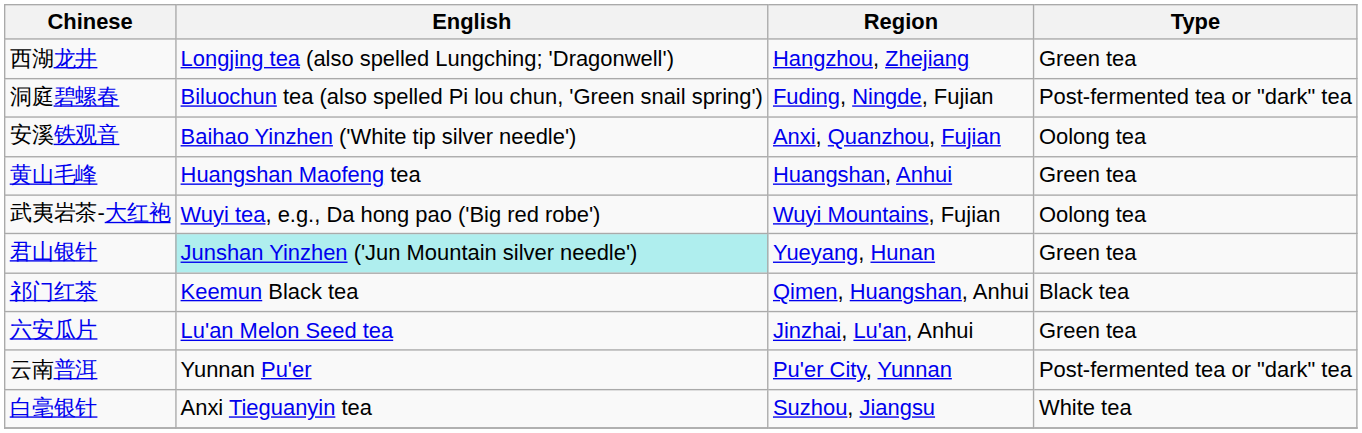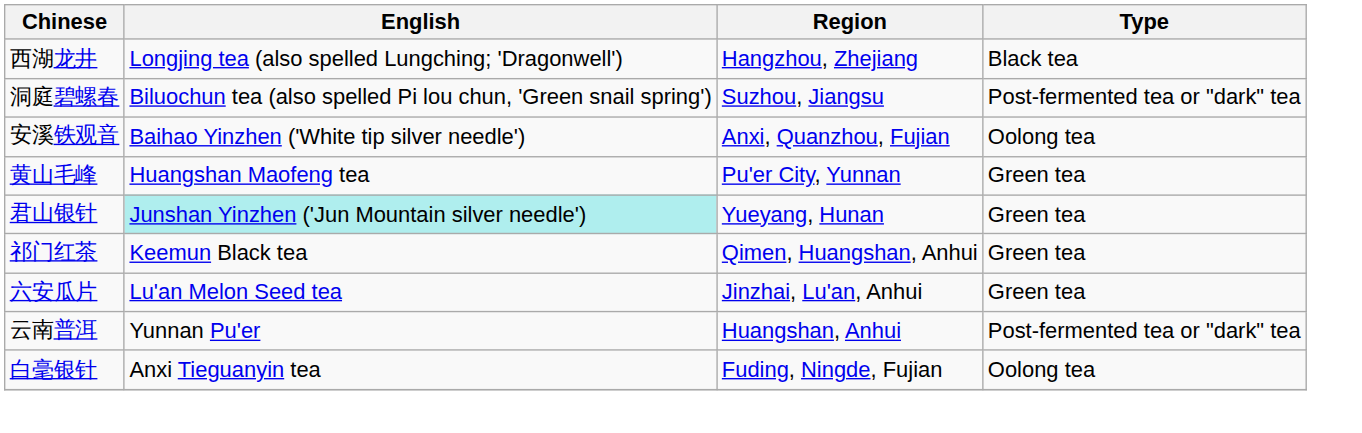(1088, 58) Green tea -> (1033, 58) Black tea
(883, 97) Fuding, Ningde, Fujian -> (803, 97) Suzhou, Jiangsu
(863, 175) Huangshan, Anhui -> (811, 175) Pu'er City, Yunnan
- row: (90, 213)
(1084, 291) Black tea -> (1037, 253) Green tea
(862, 369) Pu'er City, Yunnan -> (811, 330) Huangshan, Anhui
(854, 408) Suzhou, Jiangsu -> (832, 369) Fuding, Ningde, Fujian
(1085, 408) White tea -> (1041, 369) Oolong tea
